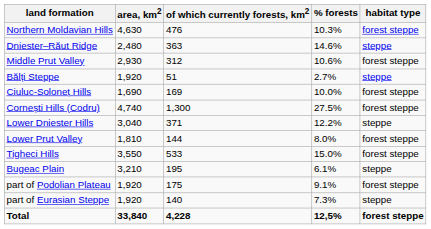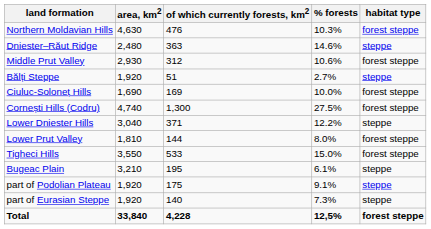(391, 185) forest steppe -> (377, 185) steppe
